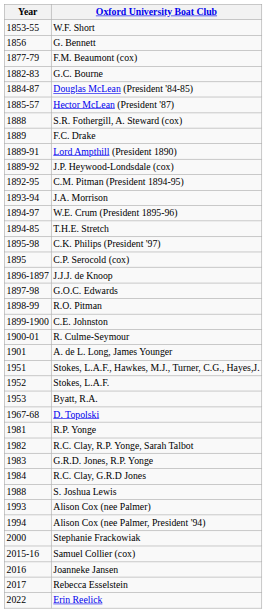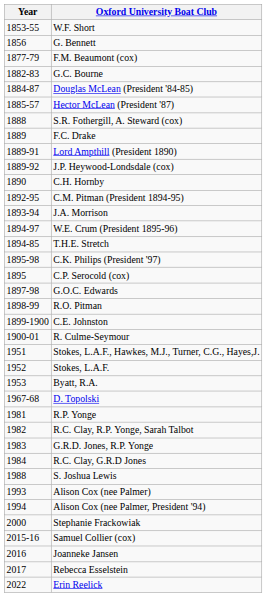+ row: (79, 182)
- row: (83, 275)
- row: (113, 352)
